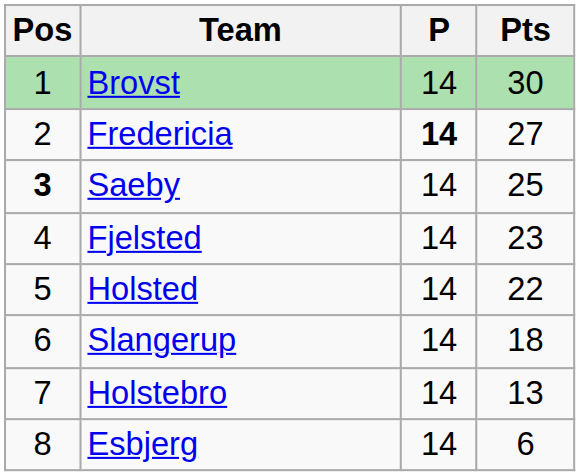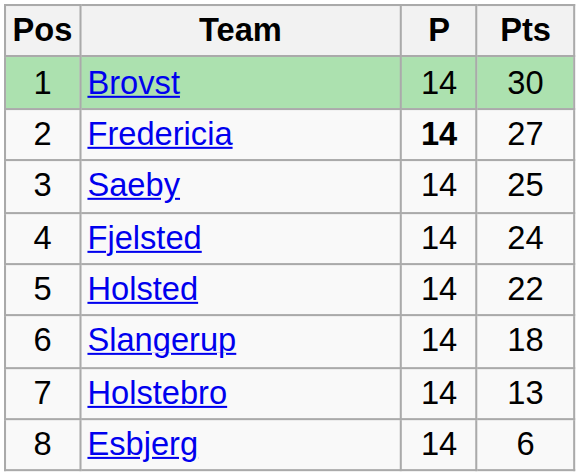(42, 185) bold -> (42, 185) normal
(526, 237) 23 -> (526, 237) 24
